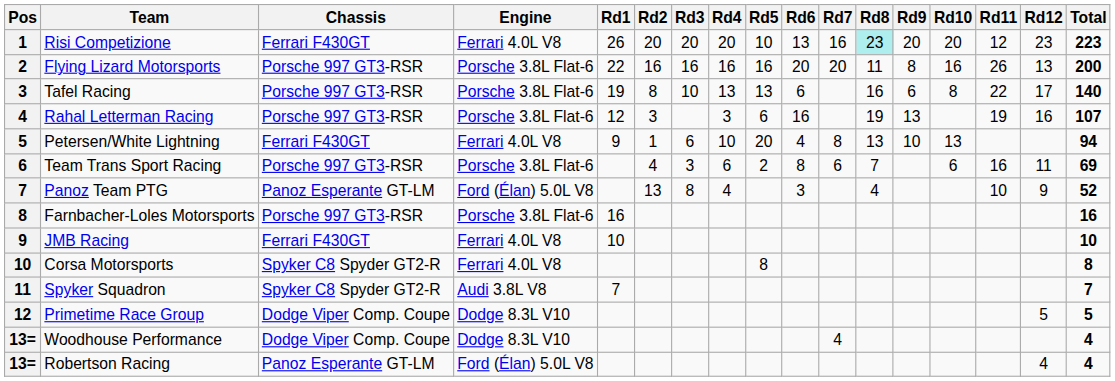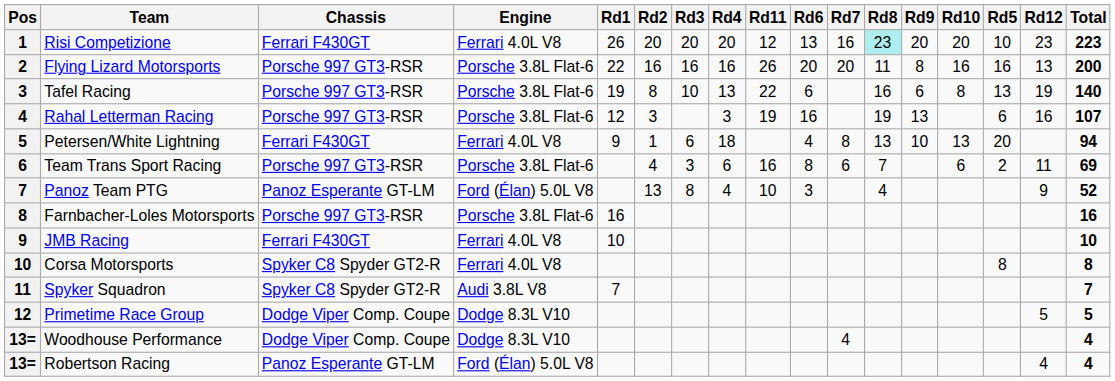columns swapped: (764, 17) <-> (998, 17)
(1044, 92) 17 -> (1044, 92) 19
(727, 141) 10 -> (727, 141) 18
